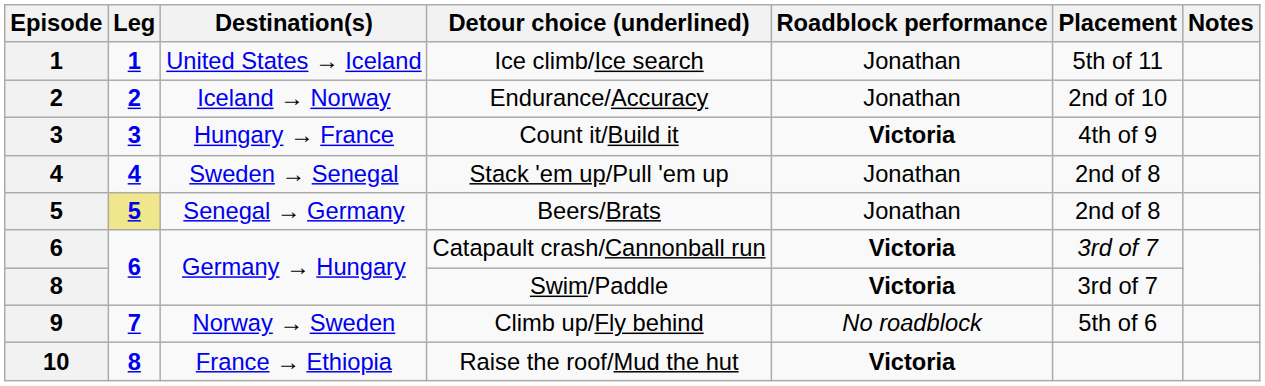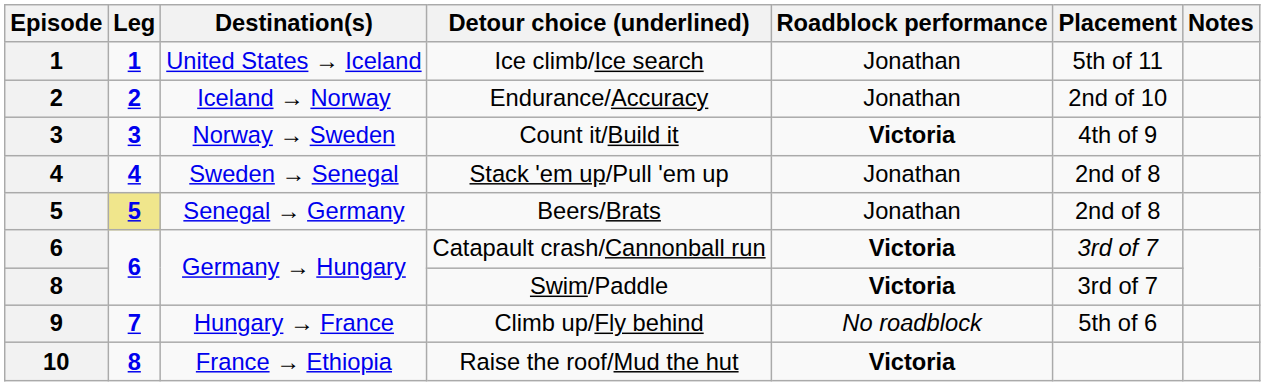(294, 135) Hungary → France -> (294, 135) Norway → Sweden
(294, 323) Norway → Sweden -> (294, 323) Hungary → France
